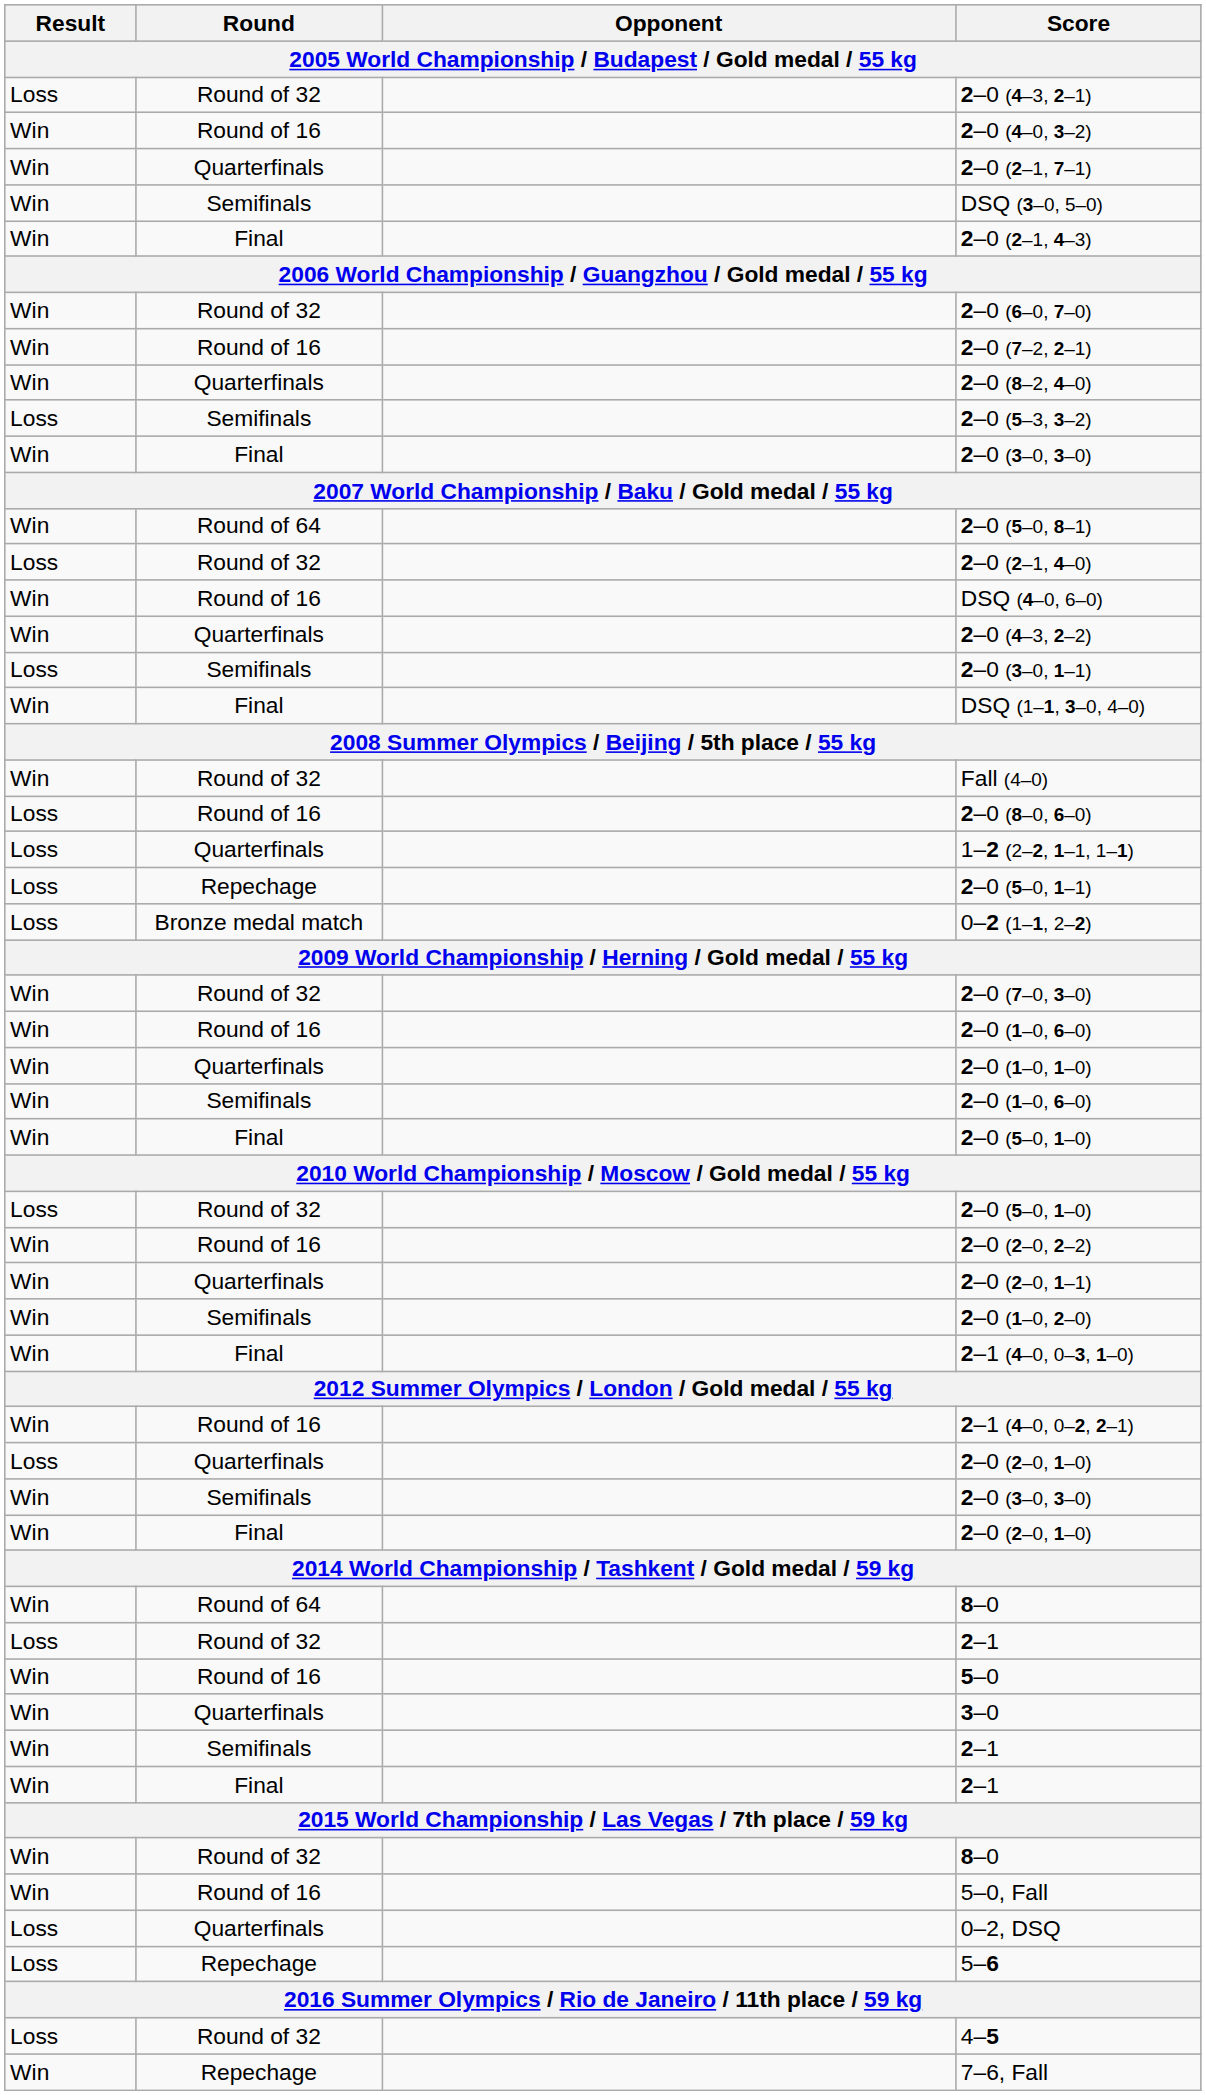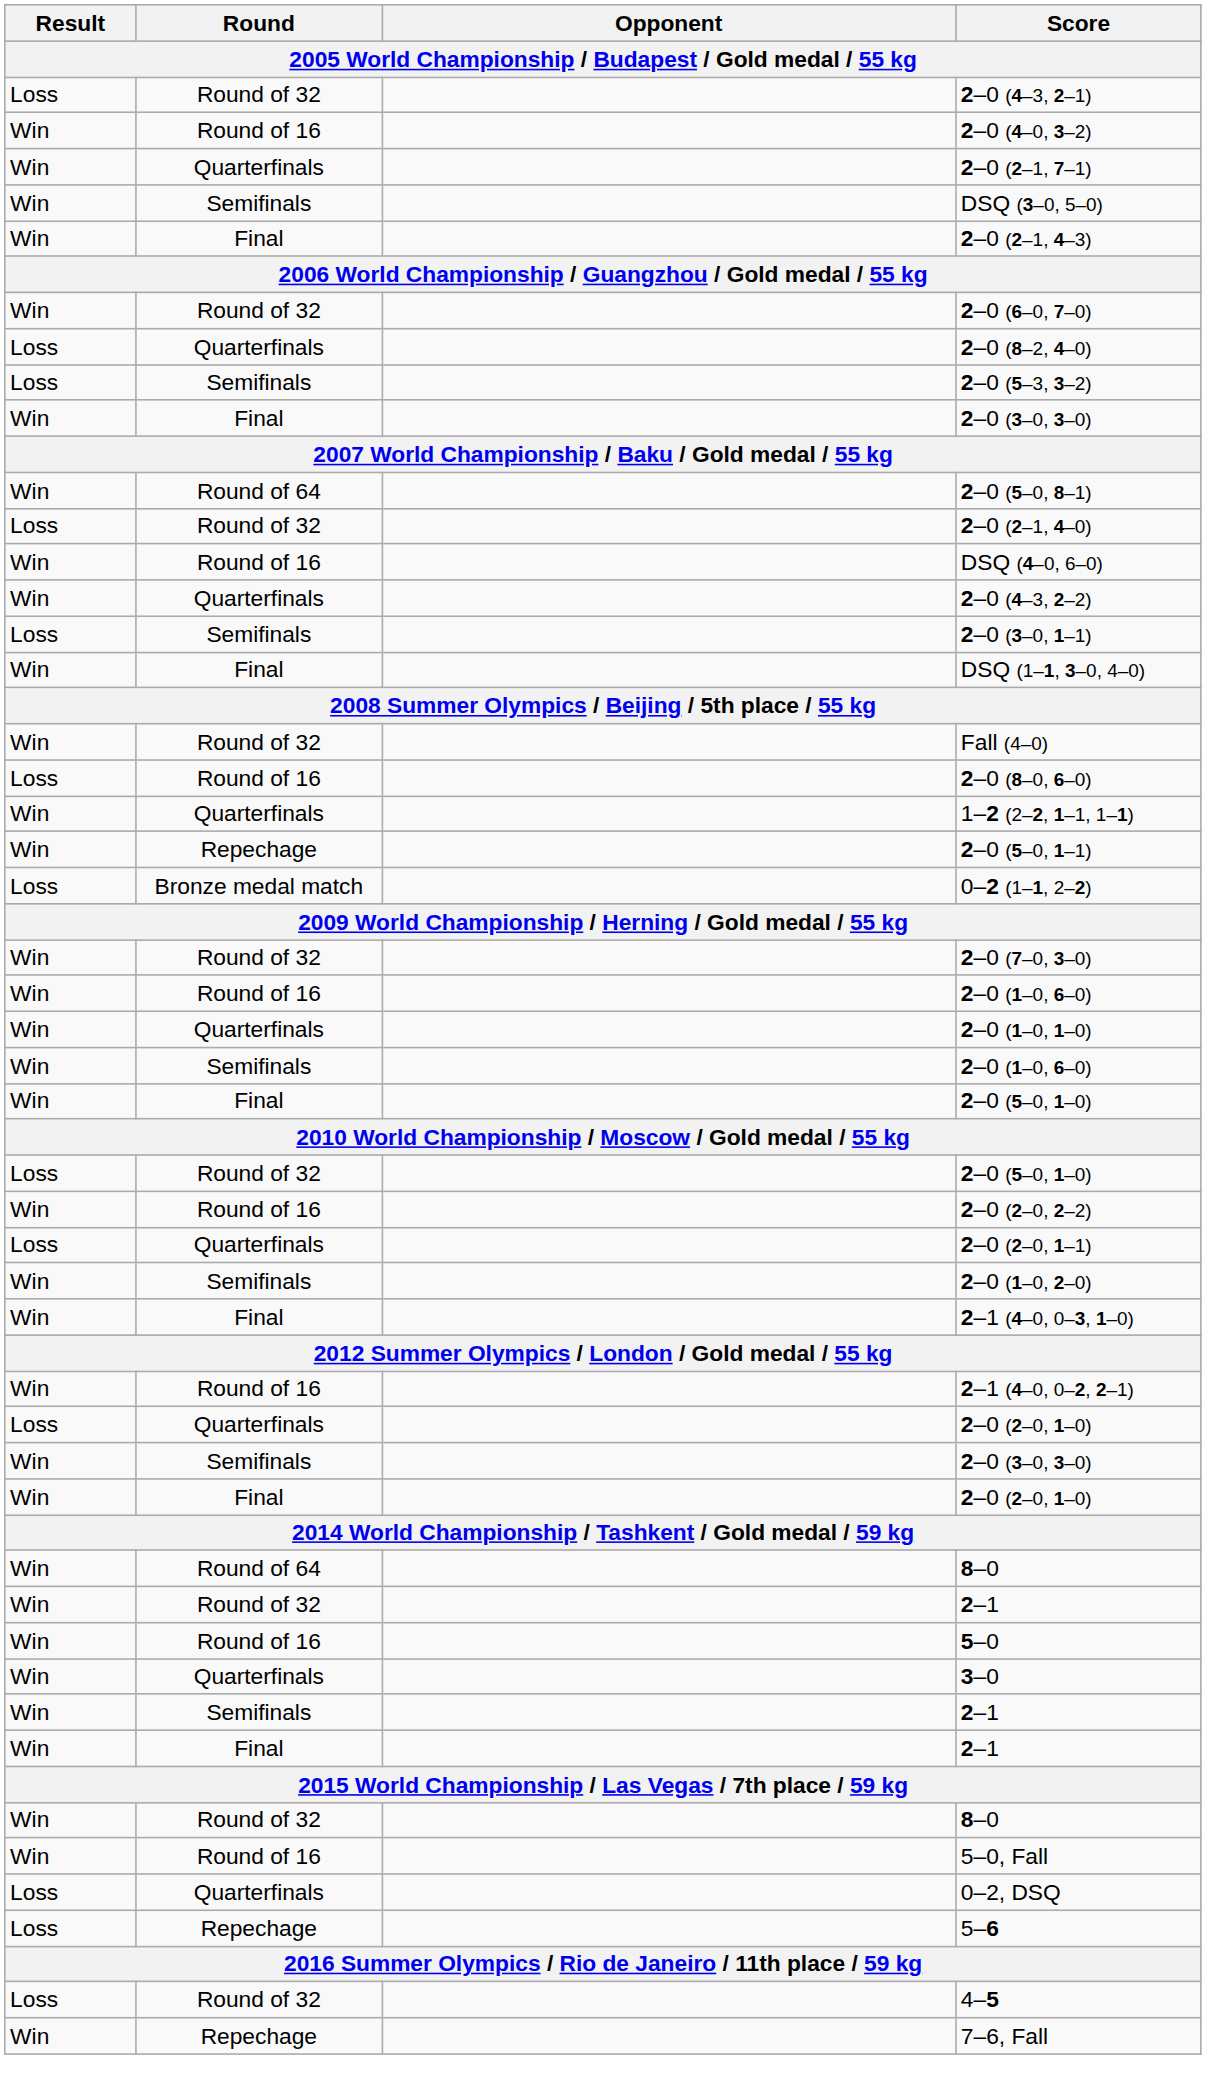- row: (259, 347)
(30, 383) Win -> (34, 347) Loss
(34, 850) Loss -> (30, 814) Win
(34, 886) Loss -> (30, 850) Win
(30, 1281) Win -> (34, 1245) Loss
(34, 1641) Loss -> (30, 1605) Win
